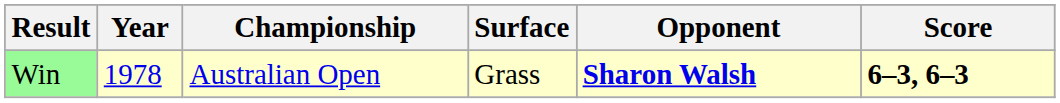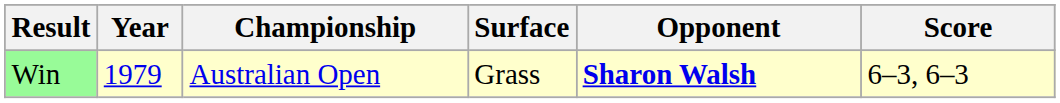(133, 73) 1978 -> (133, 73) 1979
(918, 73) bold -> (918, 73) normal
